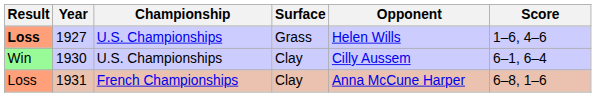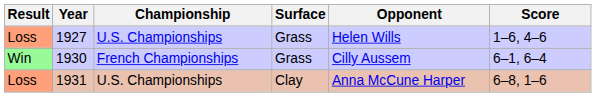(24, 37) bold -> (22, 37) normal
(159, 59) U.S. Championships -> (167, 59) French Championships
(289, 59) Clay -> (293, 59) Grass
(167, 80) French Championships -> (159, 80) U.S. Championships
